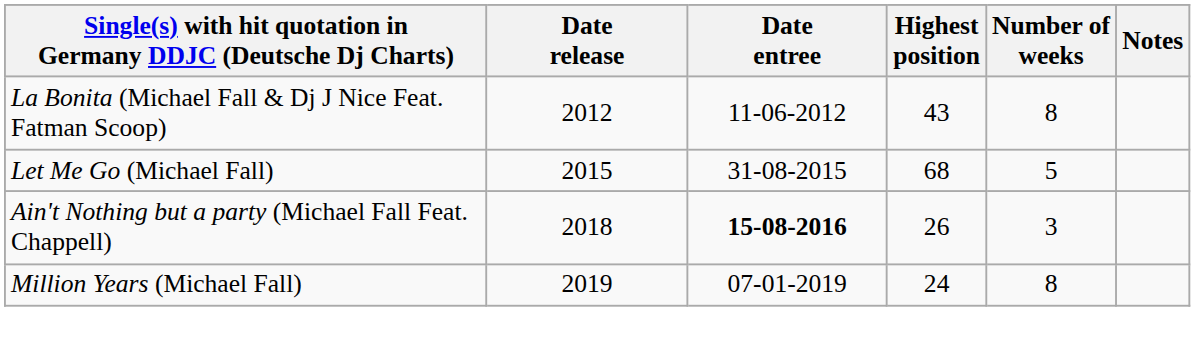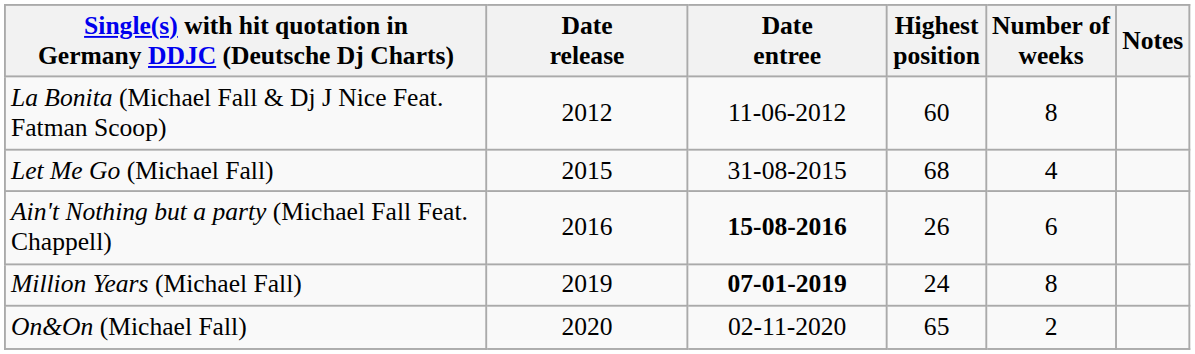(937, 112) 43 -> (937, 112) 60
(1051, 170) 5 -> (1051, 170) 4
(587, 227) 2018 -> (587, 227) 2016
(1051, 227) 3 -> (1051, 227) 6
(787, 284) normal -> (787, 284) bold
+ row: (129, 326)
